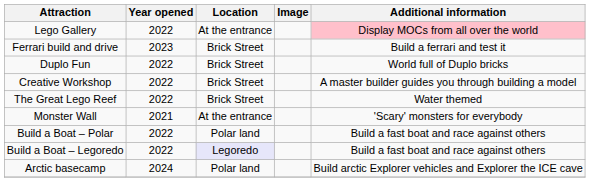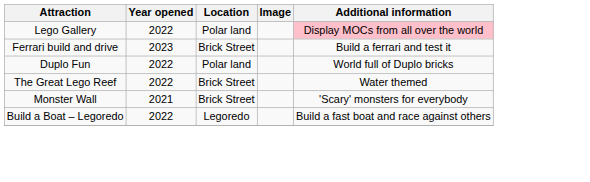(235, 30) At the entrance -> (226, 30) Polar land
(235, 64) Brick Street -> (226, 64) Polar land
- row: (65, 82)
(235, 116) At the entrance -> (226, 99) Brick Street
- row: (65, 133)
(235, 151) lavender background -> (226, 116) no background
- row: (65, 168)
